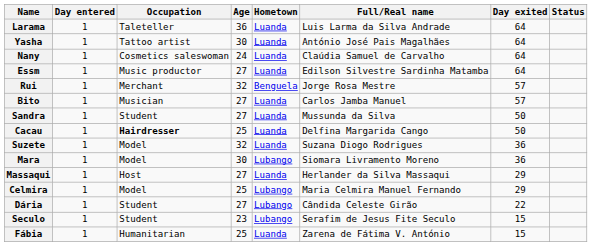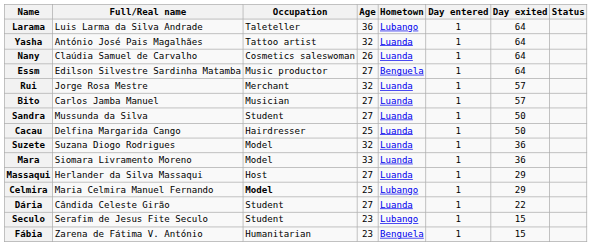columns swapped: (395, 12) <-> (85, 12)
(270, 27) Luanda -> (399, 27) Lubango
(241, 41) 30 -> (367, 41) 32
(241, 56) 24 -> (367, 56) 26
(270, 71) Luanda -> (402, 71) Benguela
(276, 86) Benguela -> (396, 86) Luanda
(149, 130) bold -> (275, 130) normal
(241, 160) 30 -> (367, 160) 33
(273, 160) Lubango -> (396, 160) Luanda
(133, 190) normal -> (259, 190) bold
(273, 205) Lubango -> (396, 205) Luanda
(241, 234) 25 -> (367, 234) 23
(270, 234) Luanda -> (402, 234) Benguela
